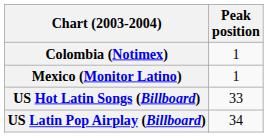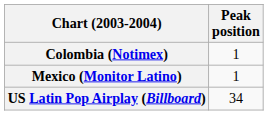- row: (107, 98)
